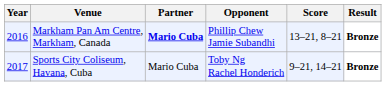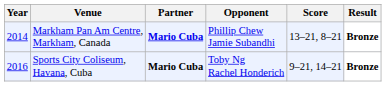(17, 37) 2016 -> (17, 37) 2014
(17, 66) 2017 -> (17, 66) 2016
(173, 66) normal -> (176, 66) bold
